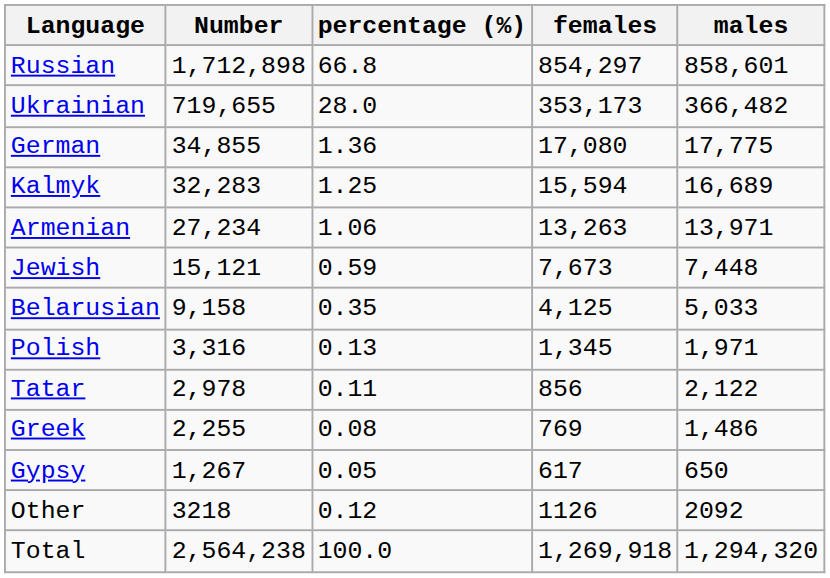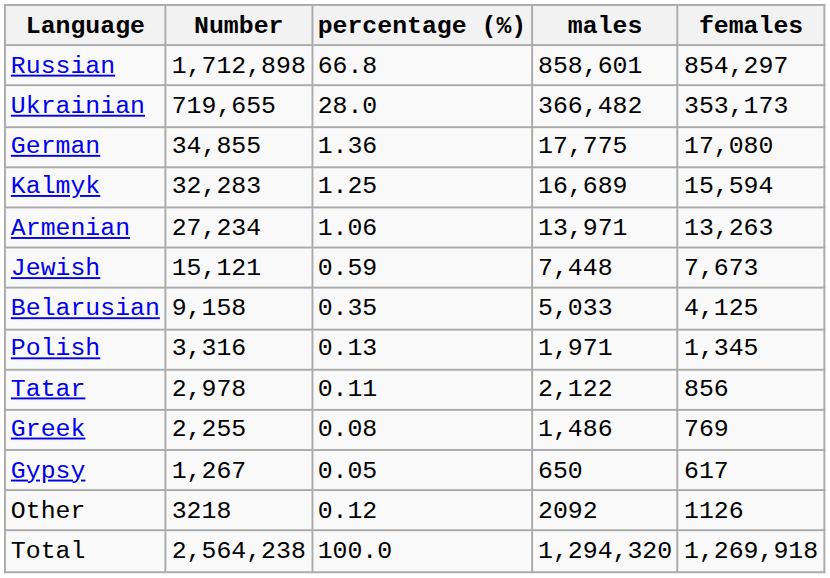columns swapped: (751, 25) <-> (605, 25)
